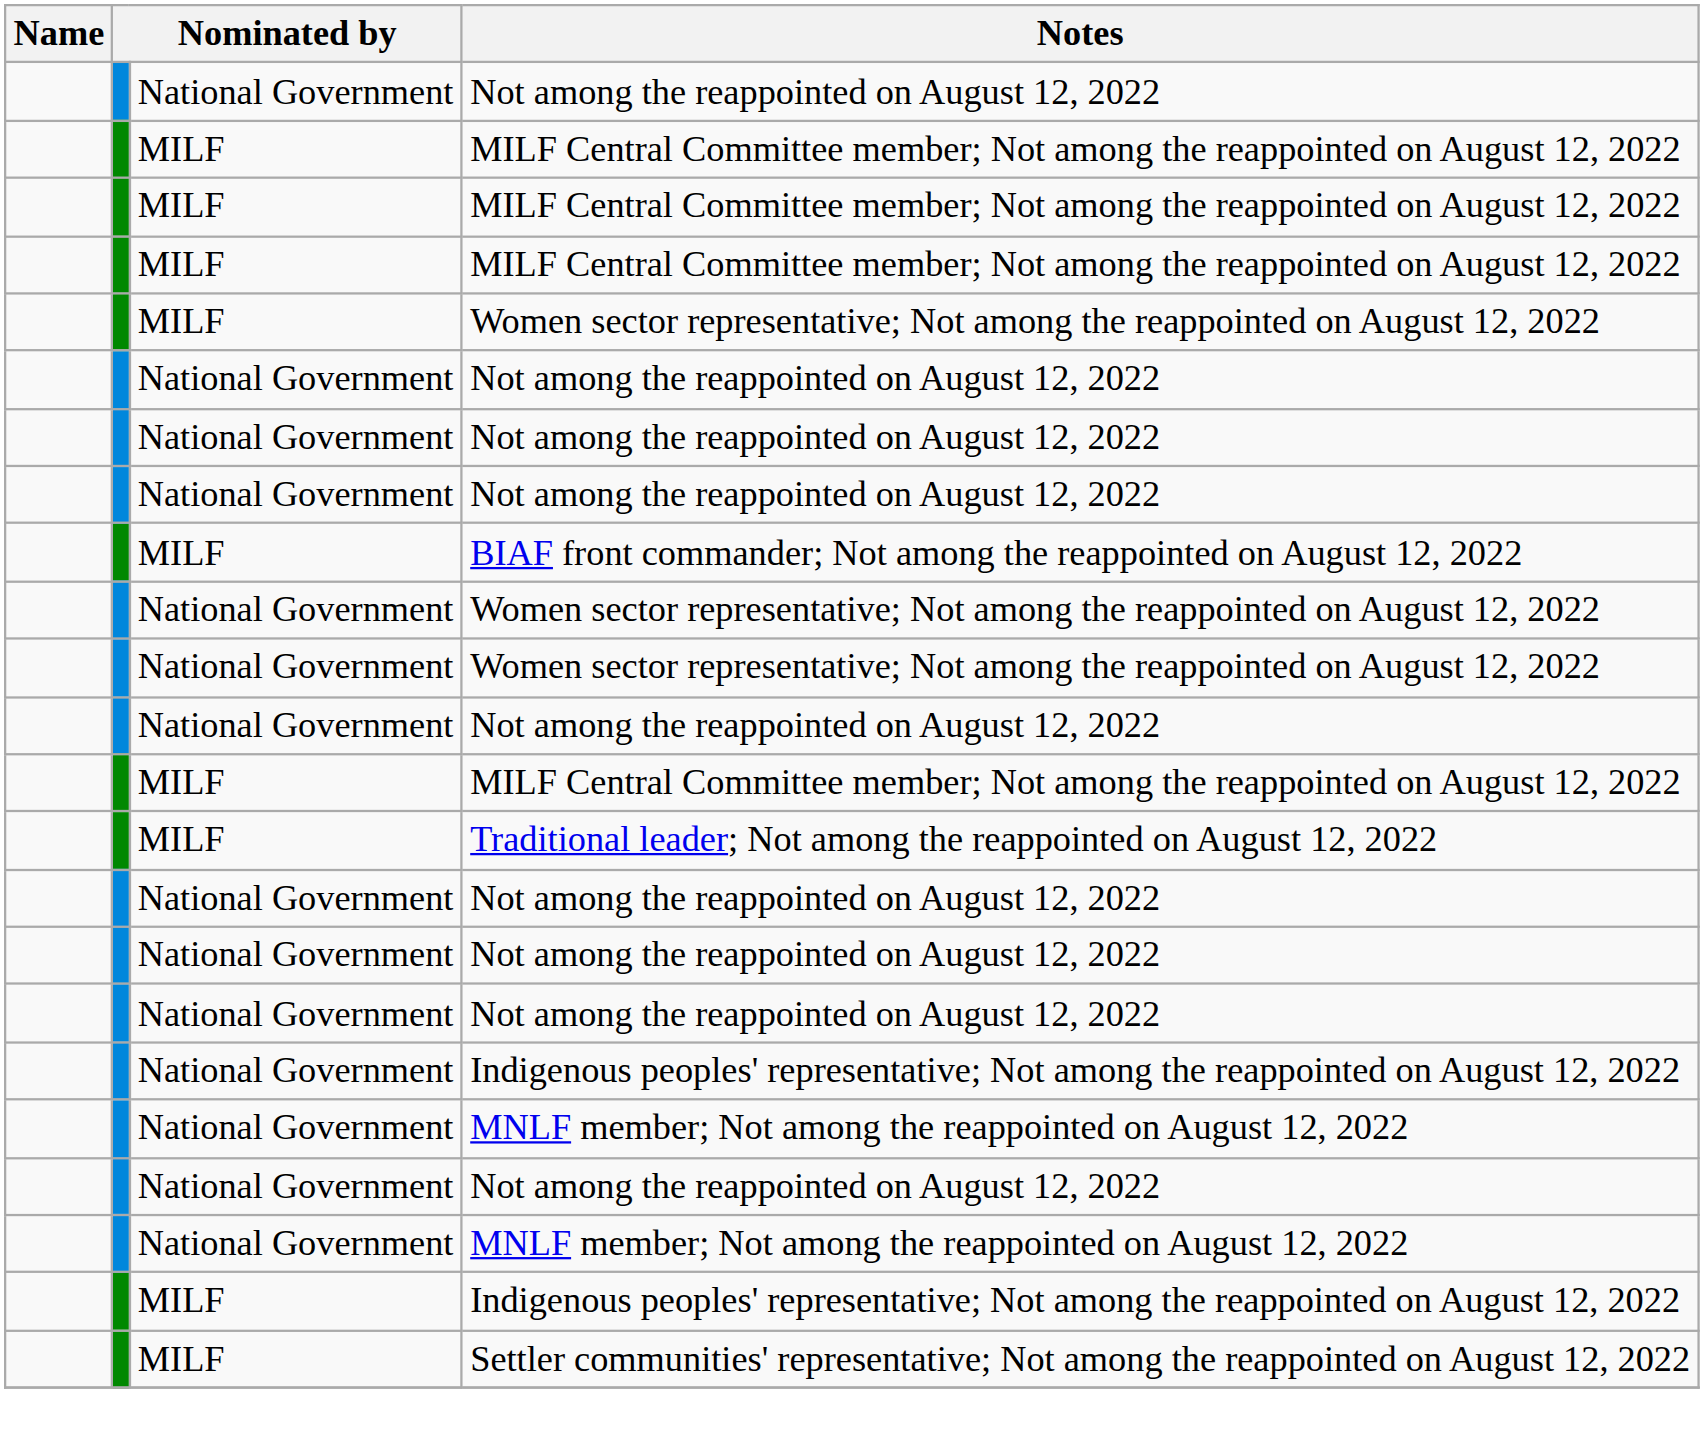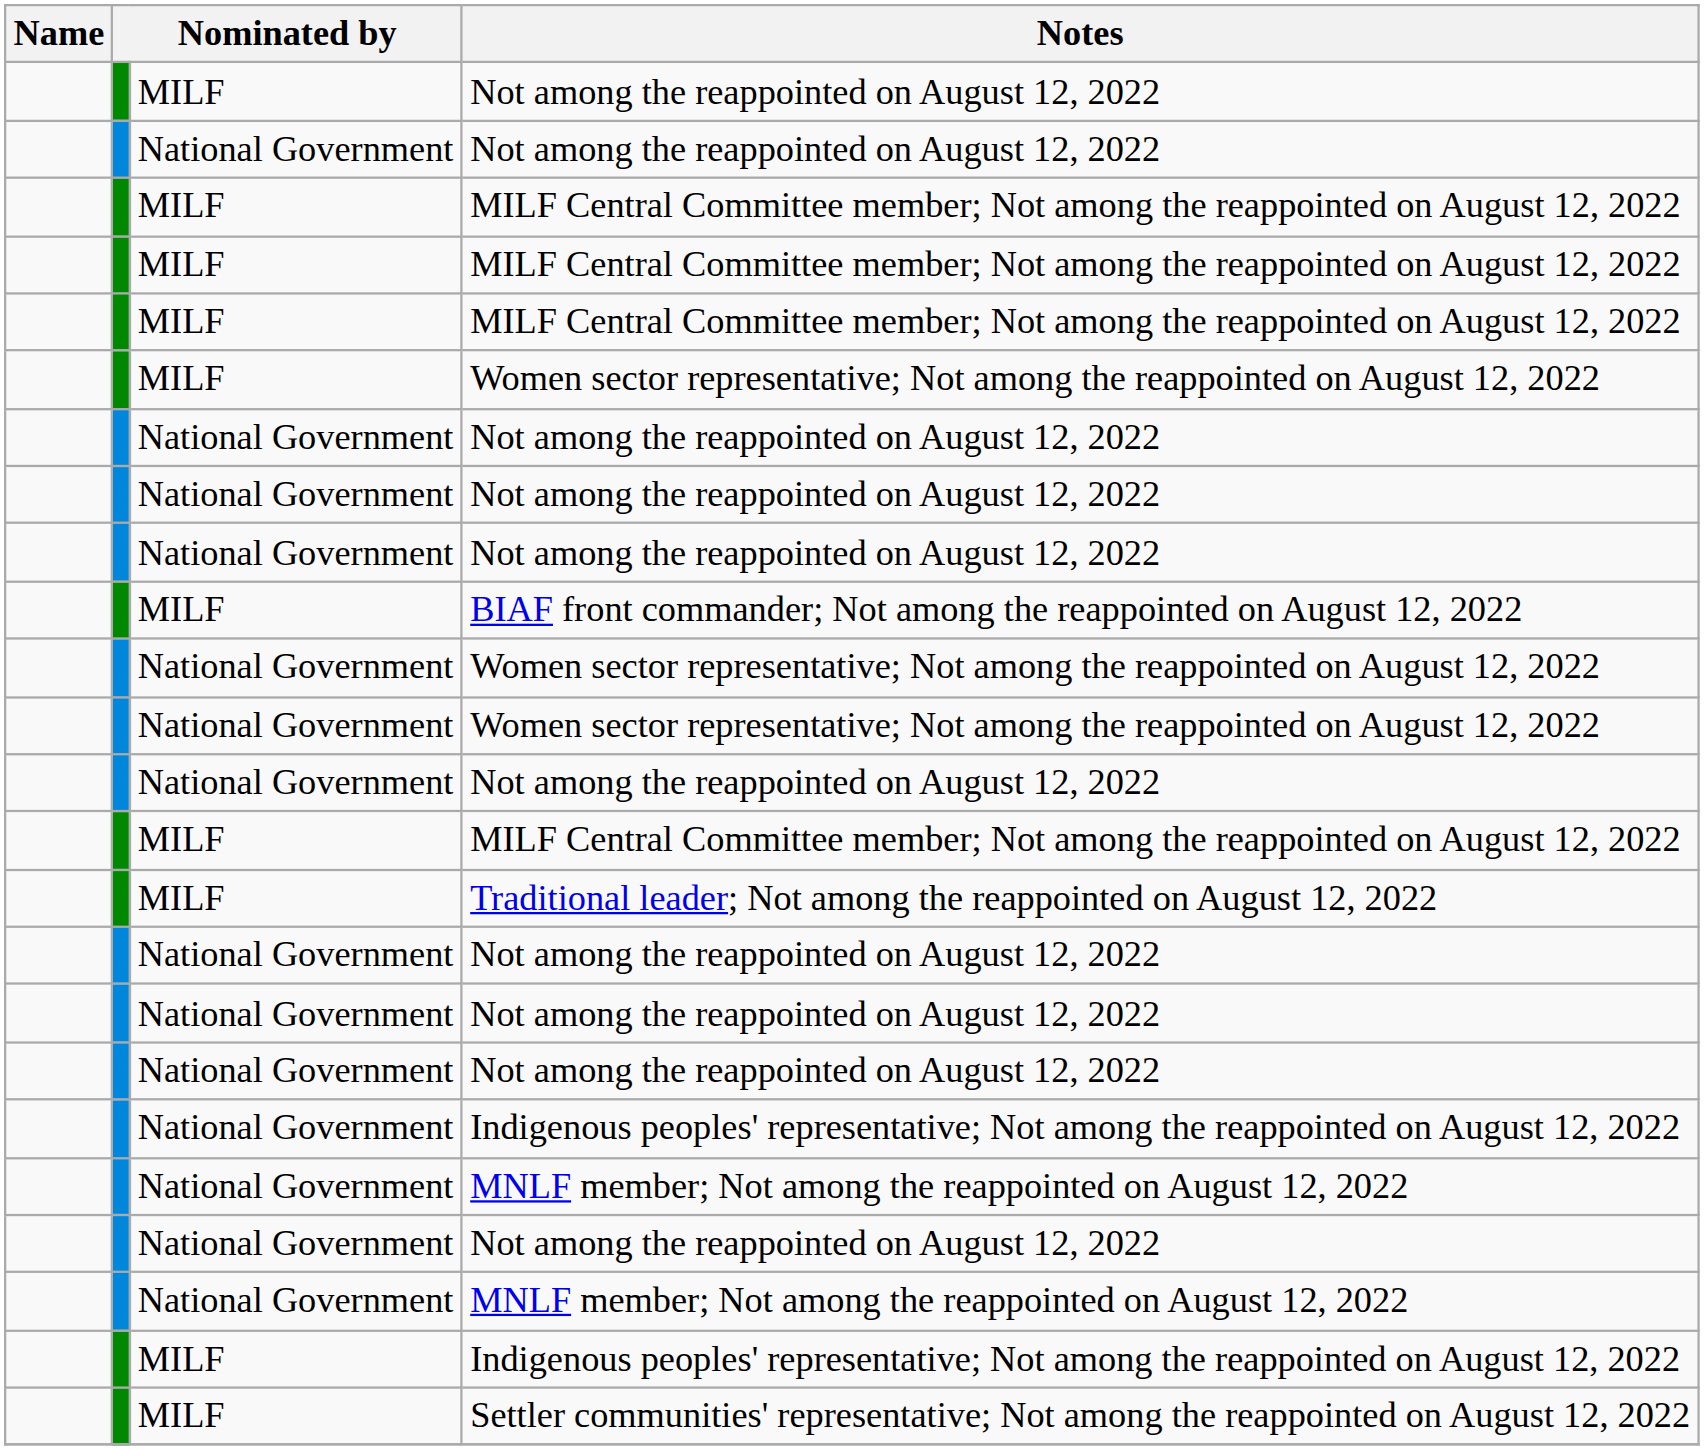+ row: (181, 90)
